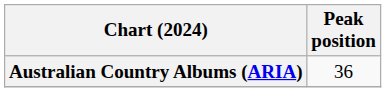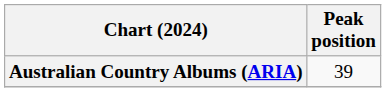(344, 71) 36 -> (344, 71) 39
